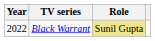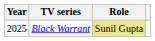(17, 28) 2022 -> (17, 28) 2025
